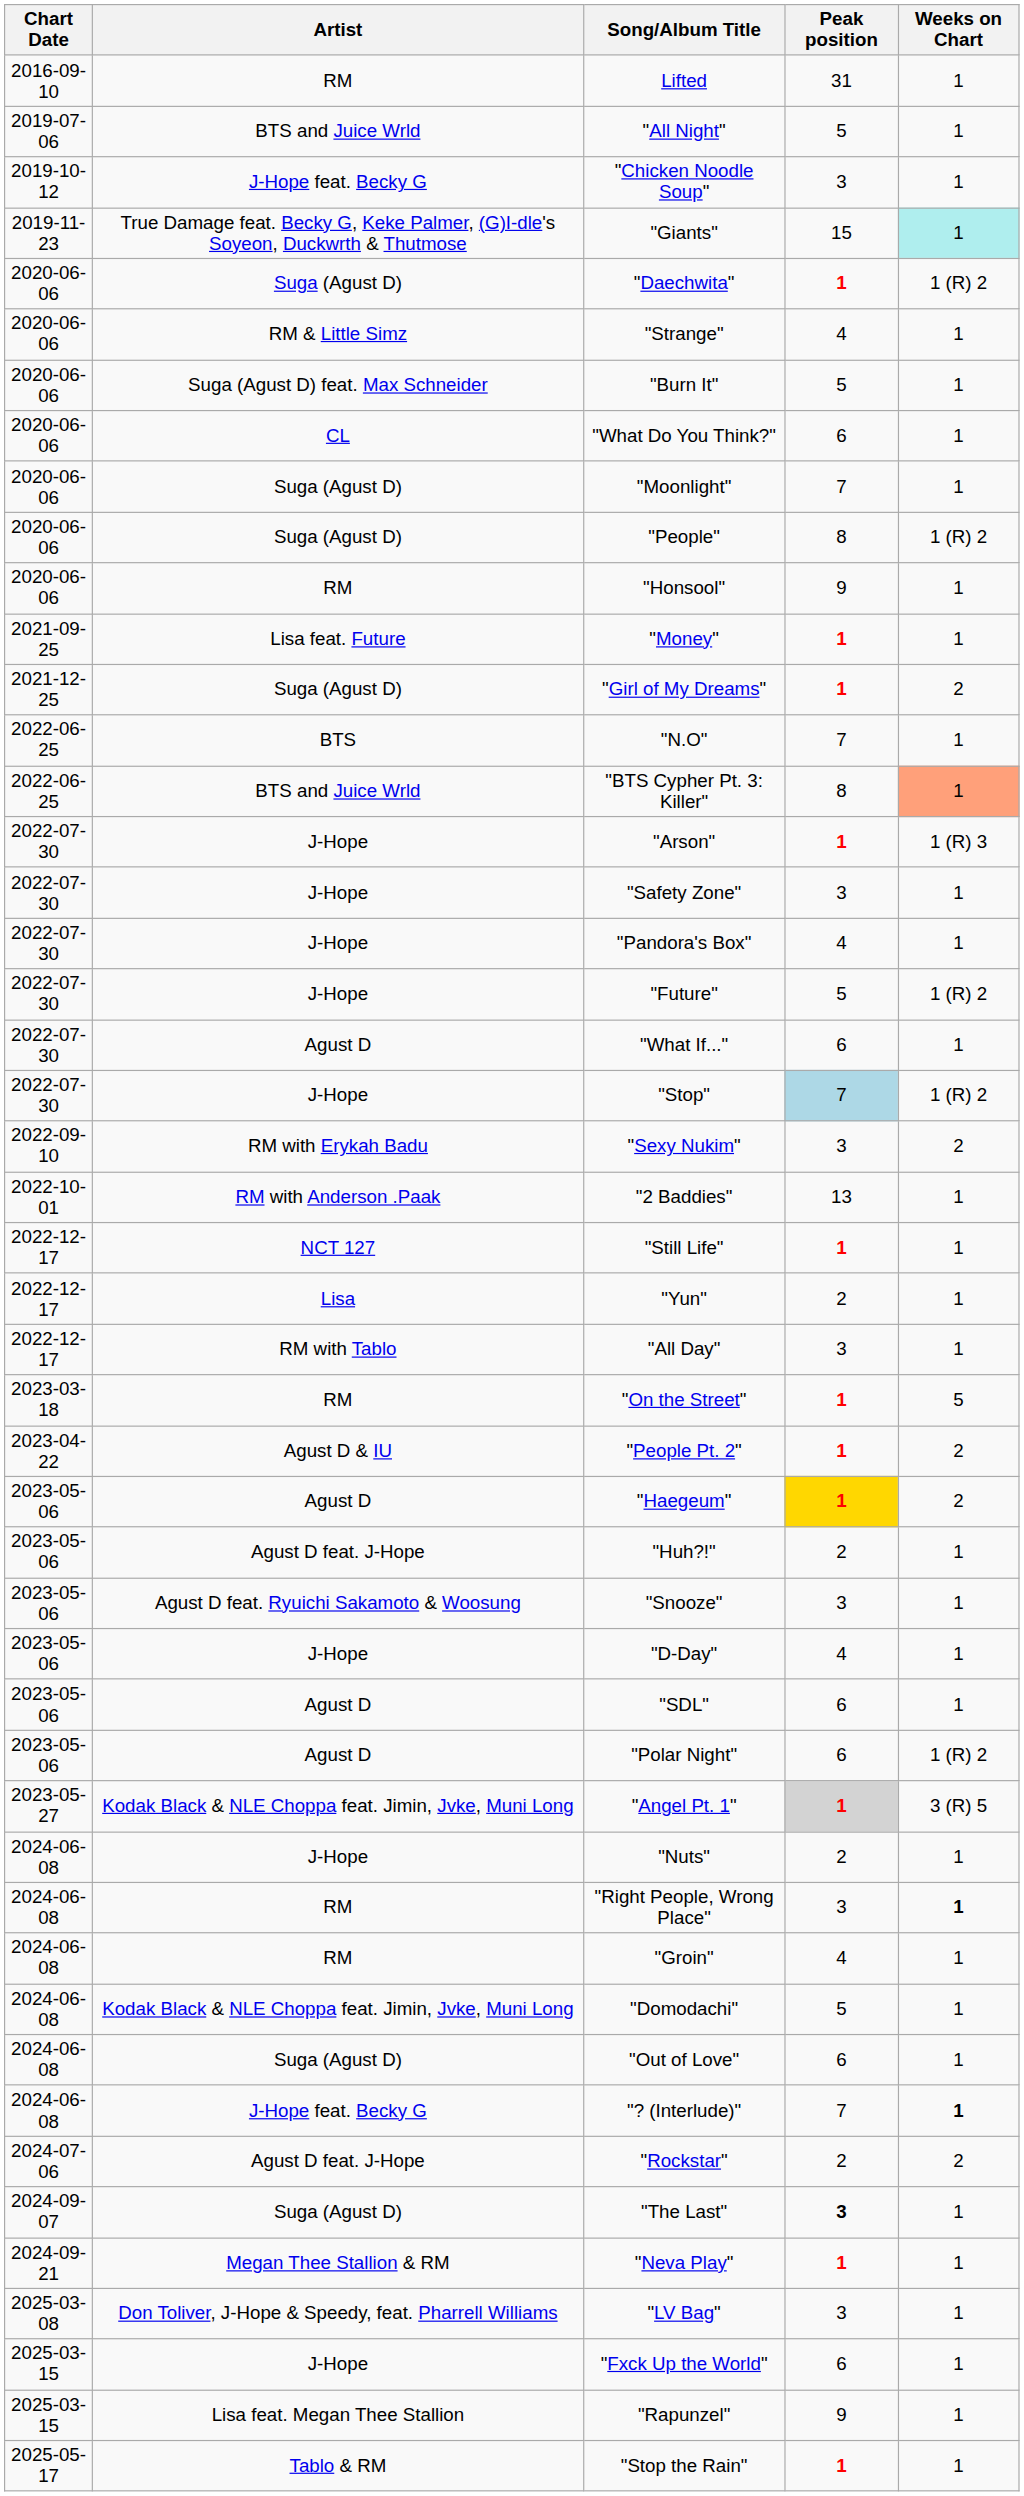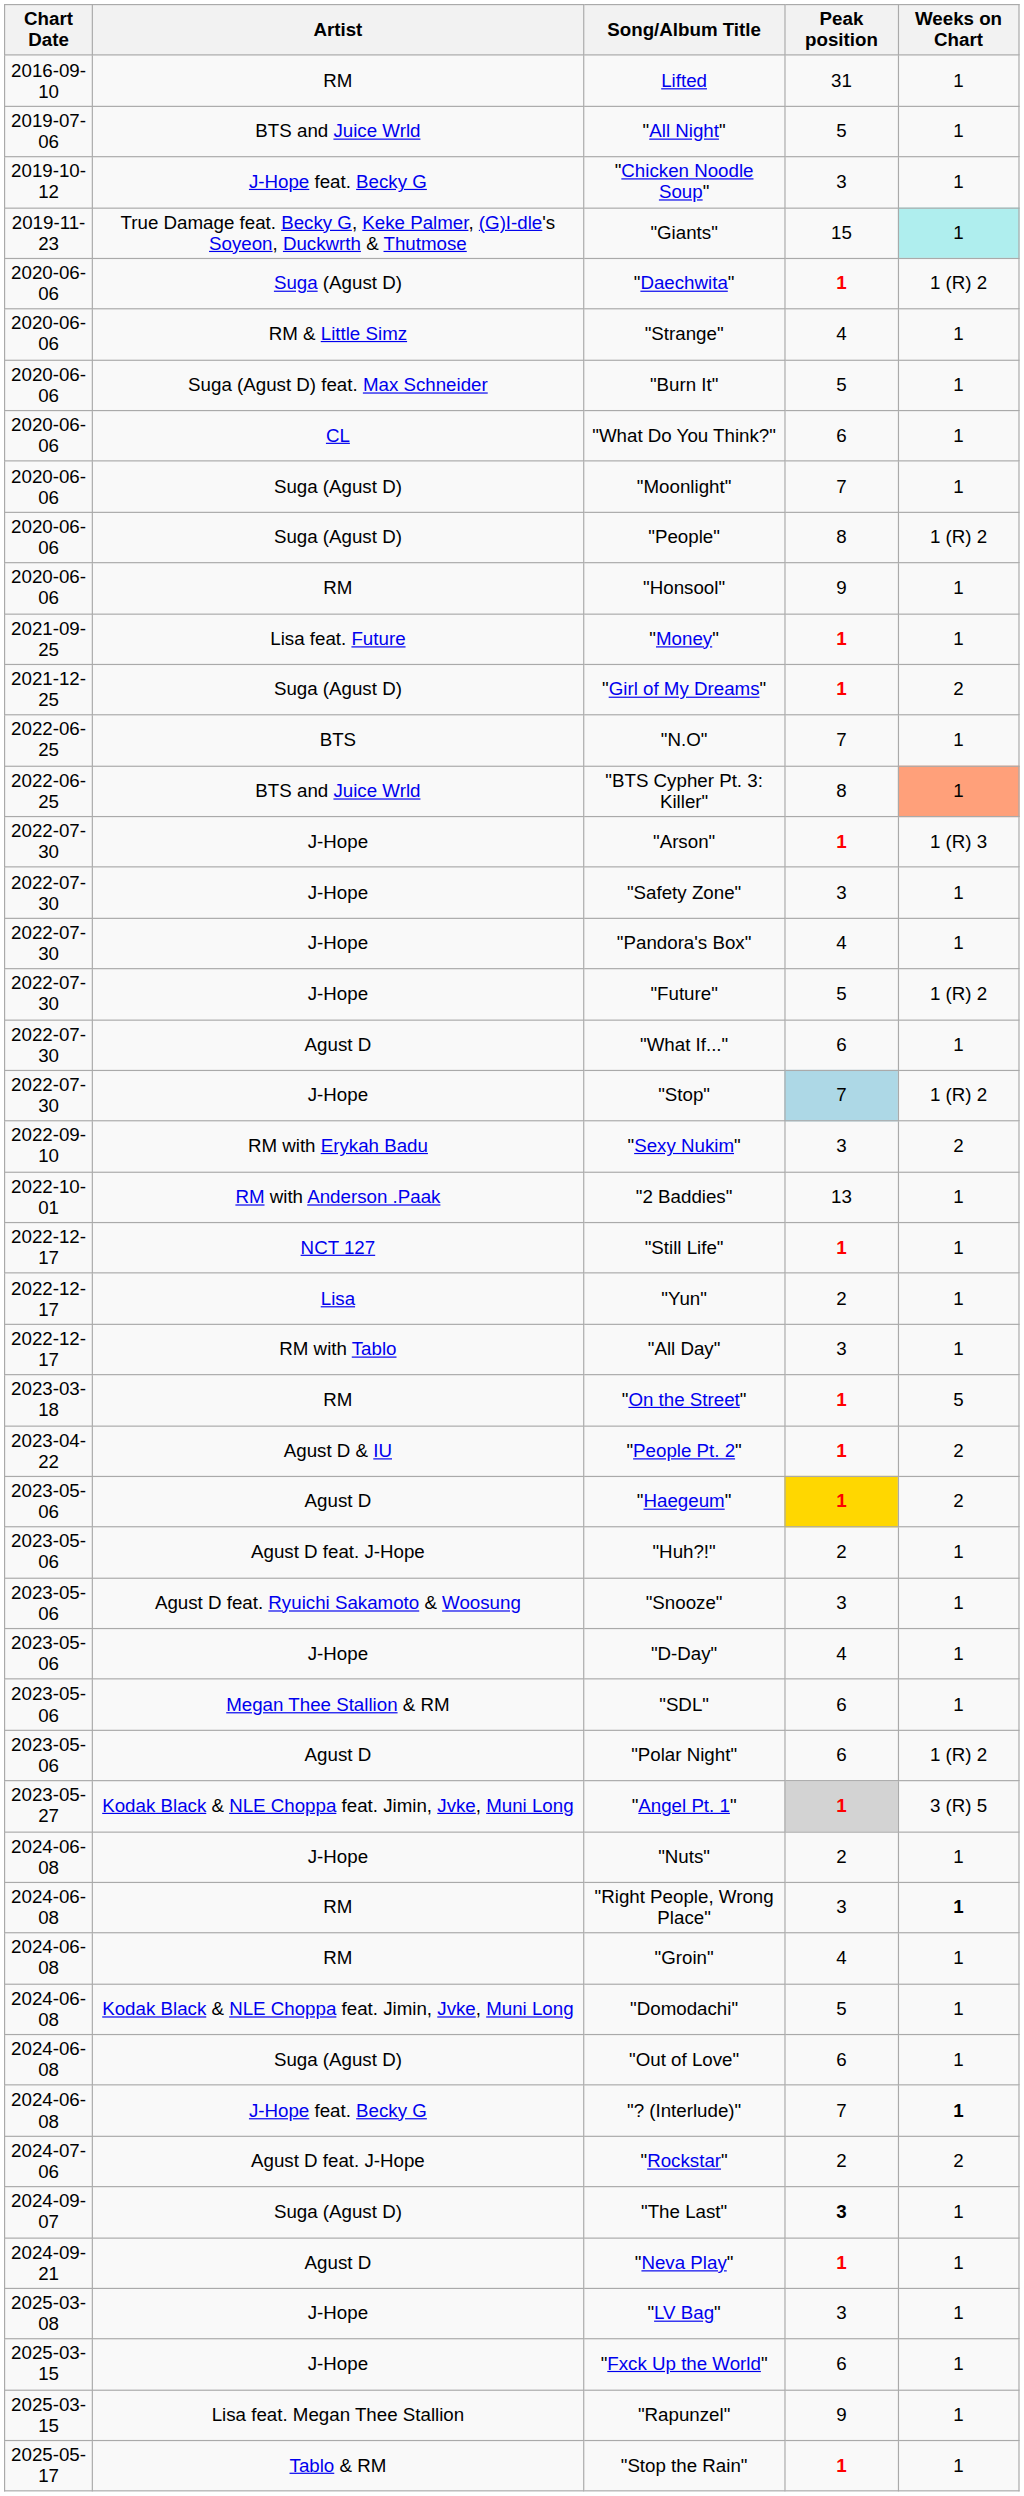(338, 1704) Agust D -> (338, 1704) Megan Thee Stallion & RM
(338, 2262) Megan Thee Stallion & RM -> (338, 2262) Agust D
(338, 2313) Don Toliver, J-Hope & Speedy, feat. Pharrell Williams -> (338, 2313) J-Hope
